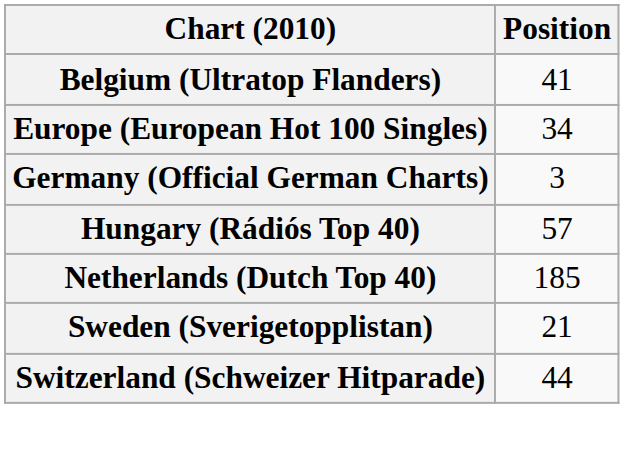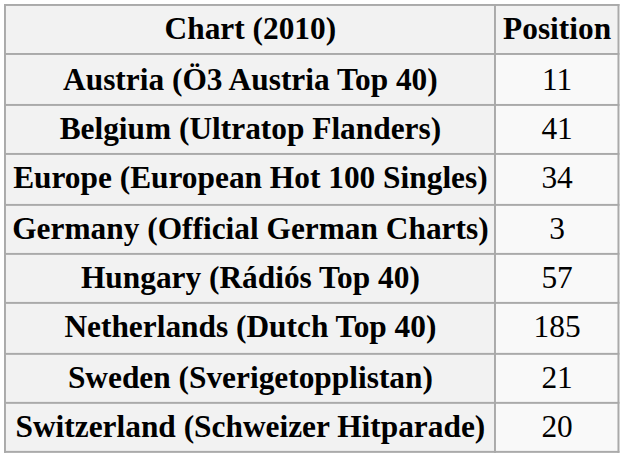+ row: (250, 79)
(557, 377) 44 -> (557, 427) 20
